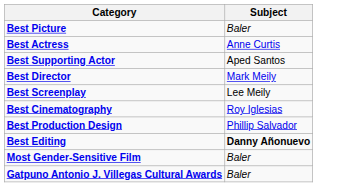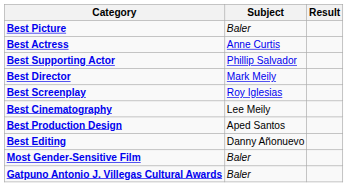+ column: (325, 12)
(256, 61) Aped Santos -> (262, 61) Phillip Salvador
(249, 93) Lee Meily -> (255, 93) Roy Iglesias
(255, 109) Roy Iglesias -> (249, 109) Lee Meily
(262, 125) Phillip Salvador -> (256, 125) Aped Santos
(268, 141) bold -> (266, 141) normal
